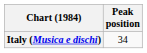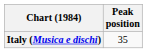(123, 39) 34 -> (123, 39) 35
